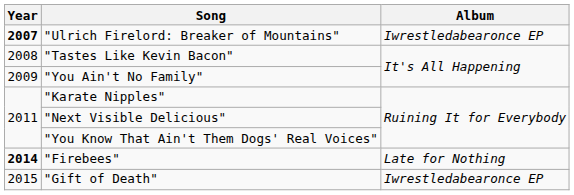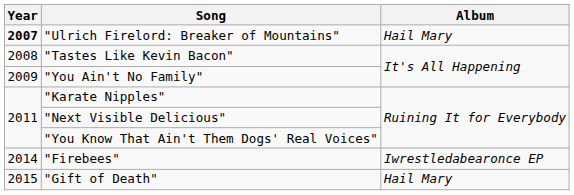(464, 35) Iwrestledabearonce EP -> (418, 35) Hail Mary
(23, 159) bold -> (23, 159) normal
(445, 159) Late for Nothing -> (464, 159) Iwrestledabearonce EP
(464, 179) Iwrestledabearonce EP -> (418, 179) Hail Mary
